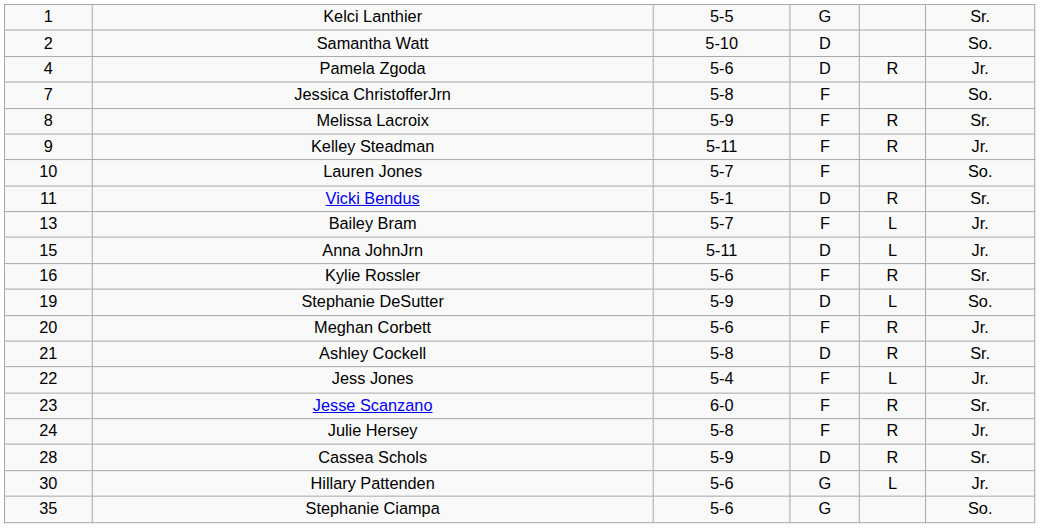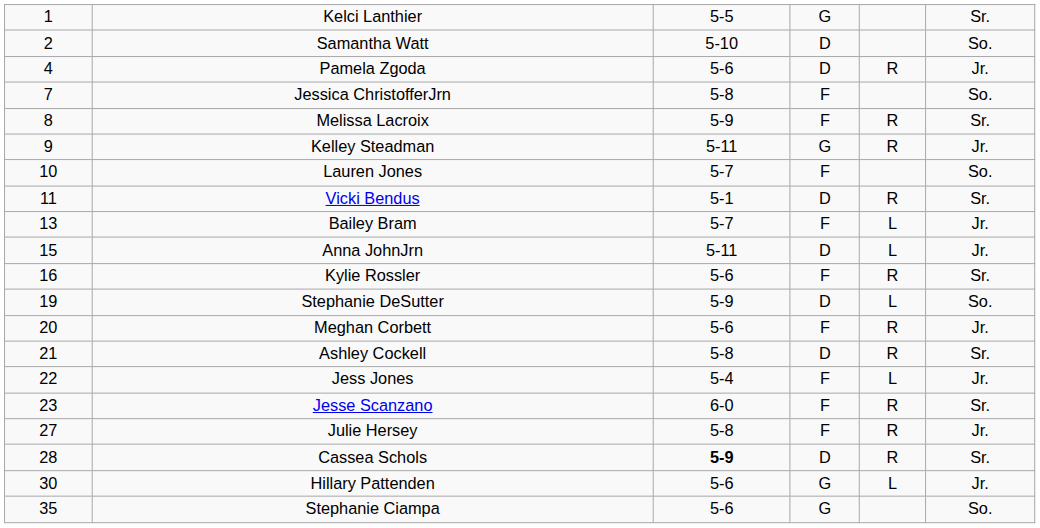(825, 146) F -> (825, 146) G
(48, 431) 24 -> (48, 431) 27
(722, 457) normal -> (722, 457) bold
